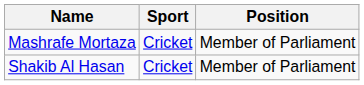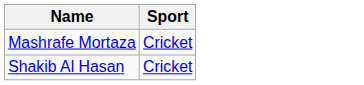- column: (278, 17)
